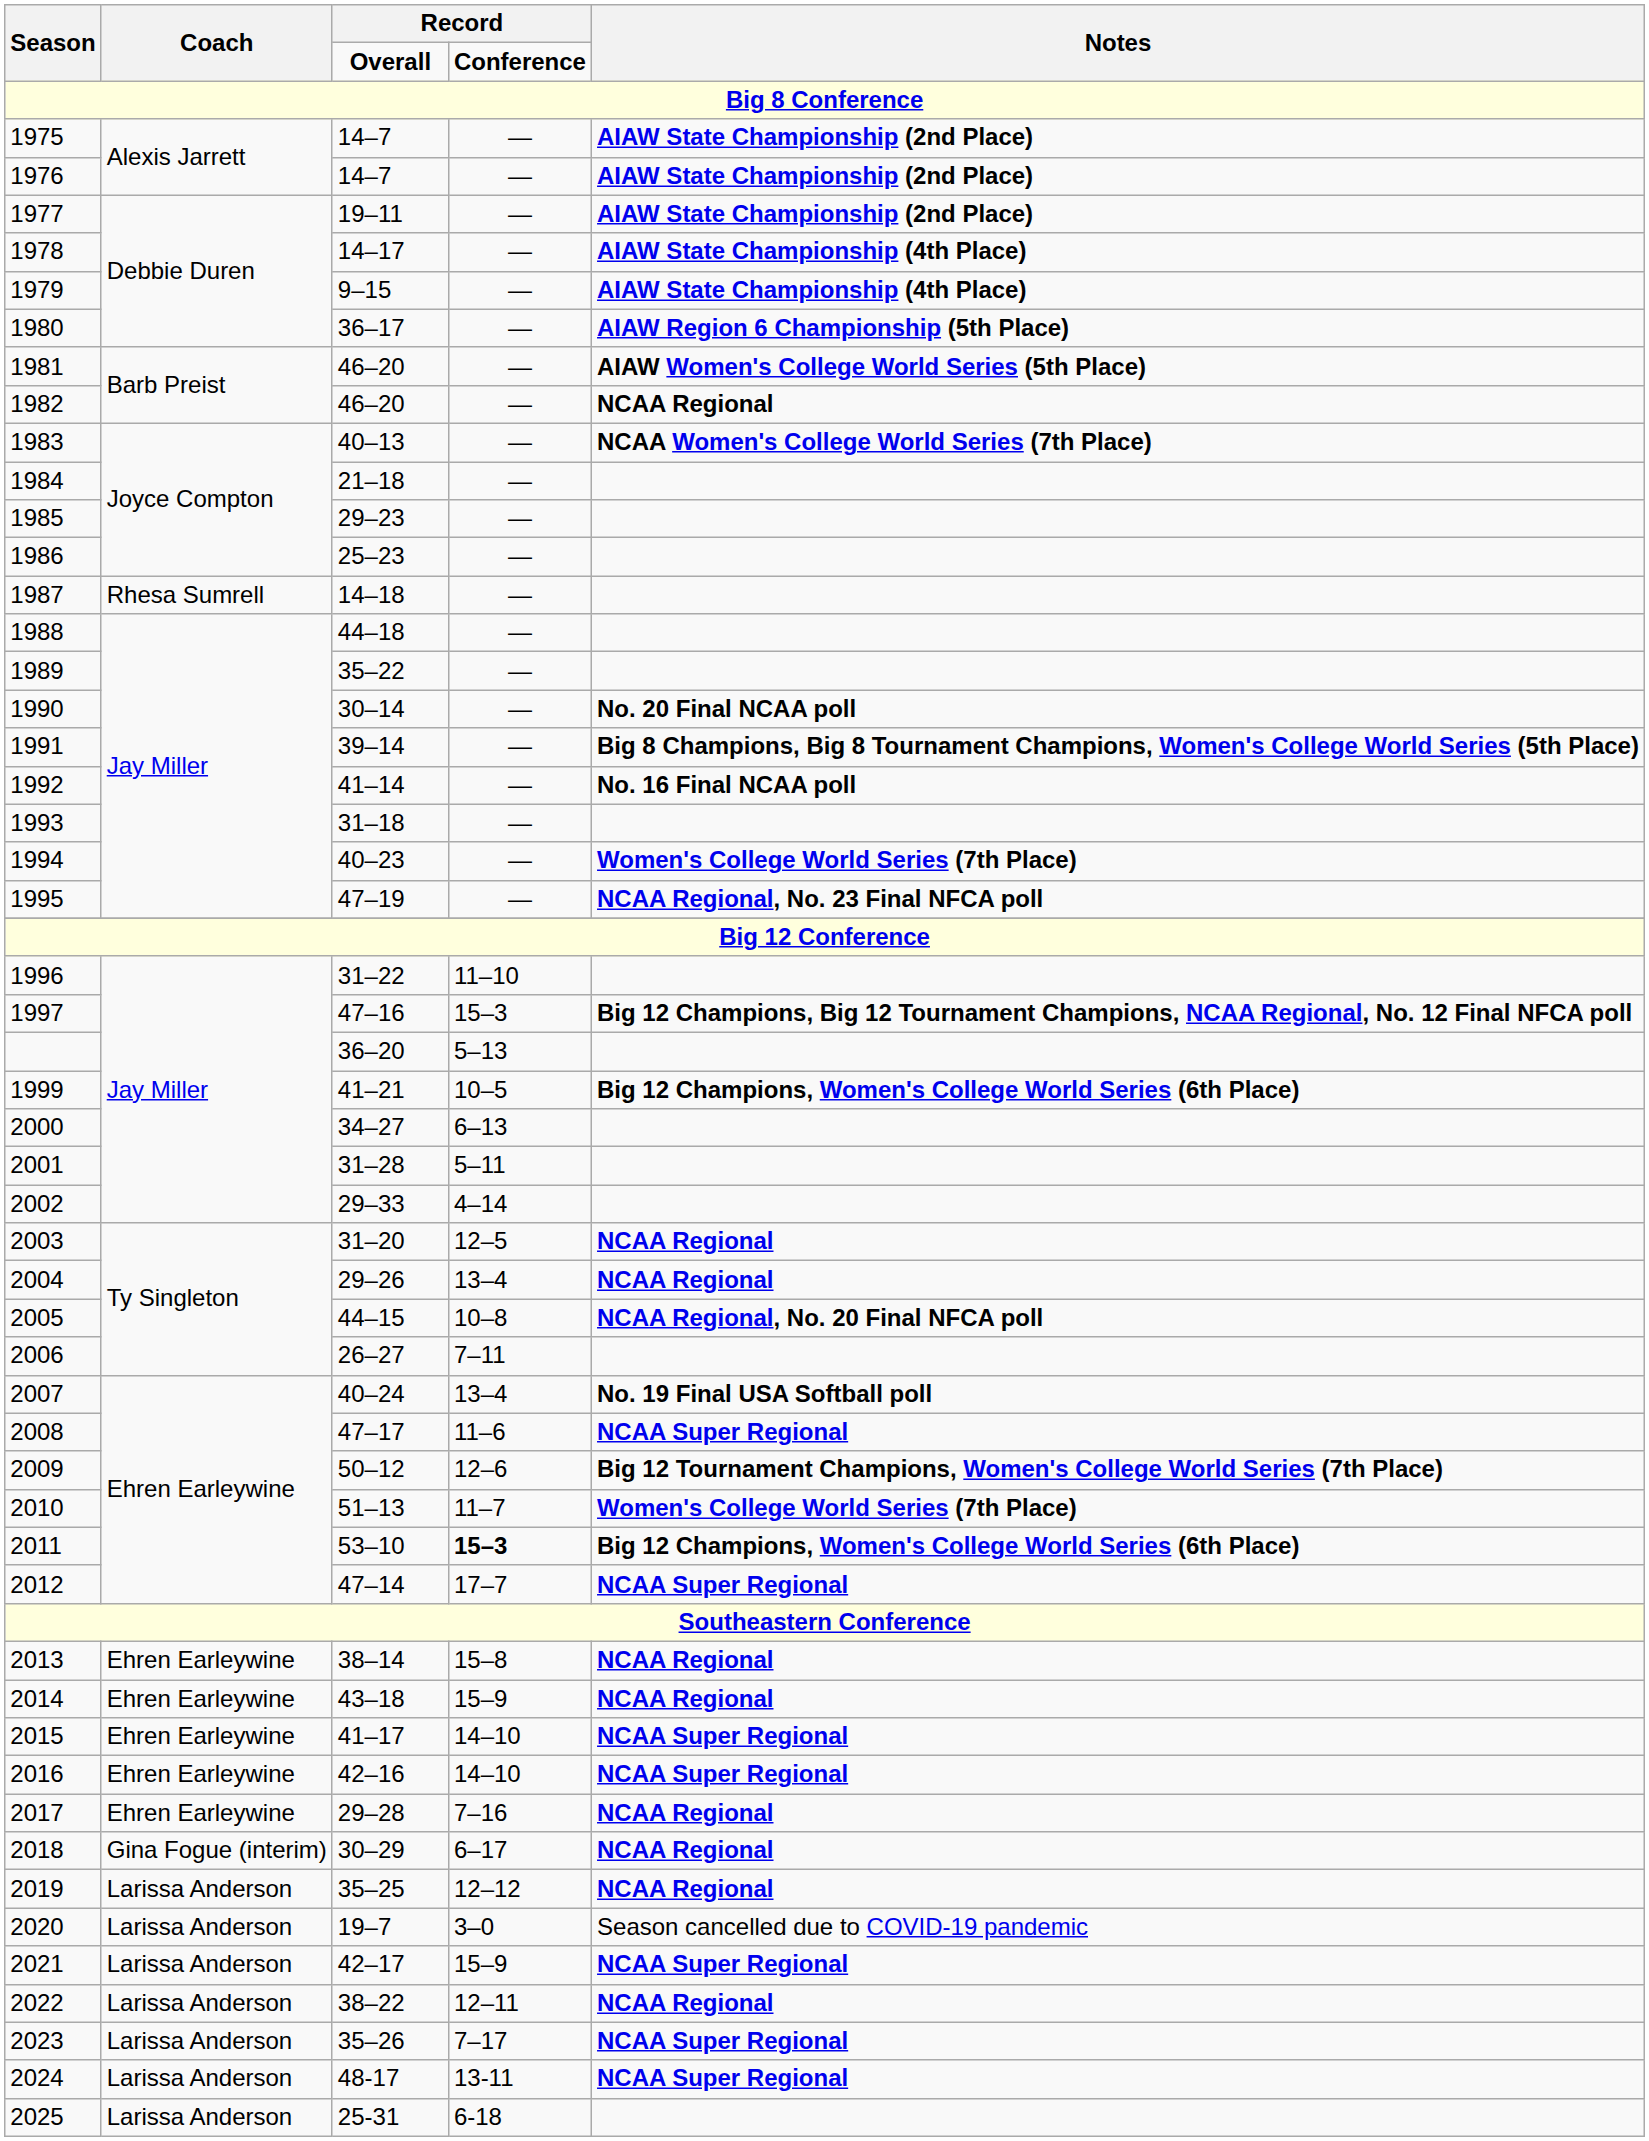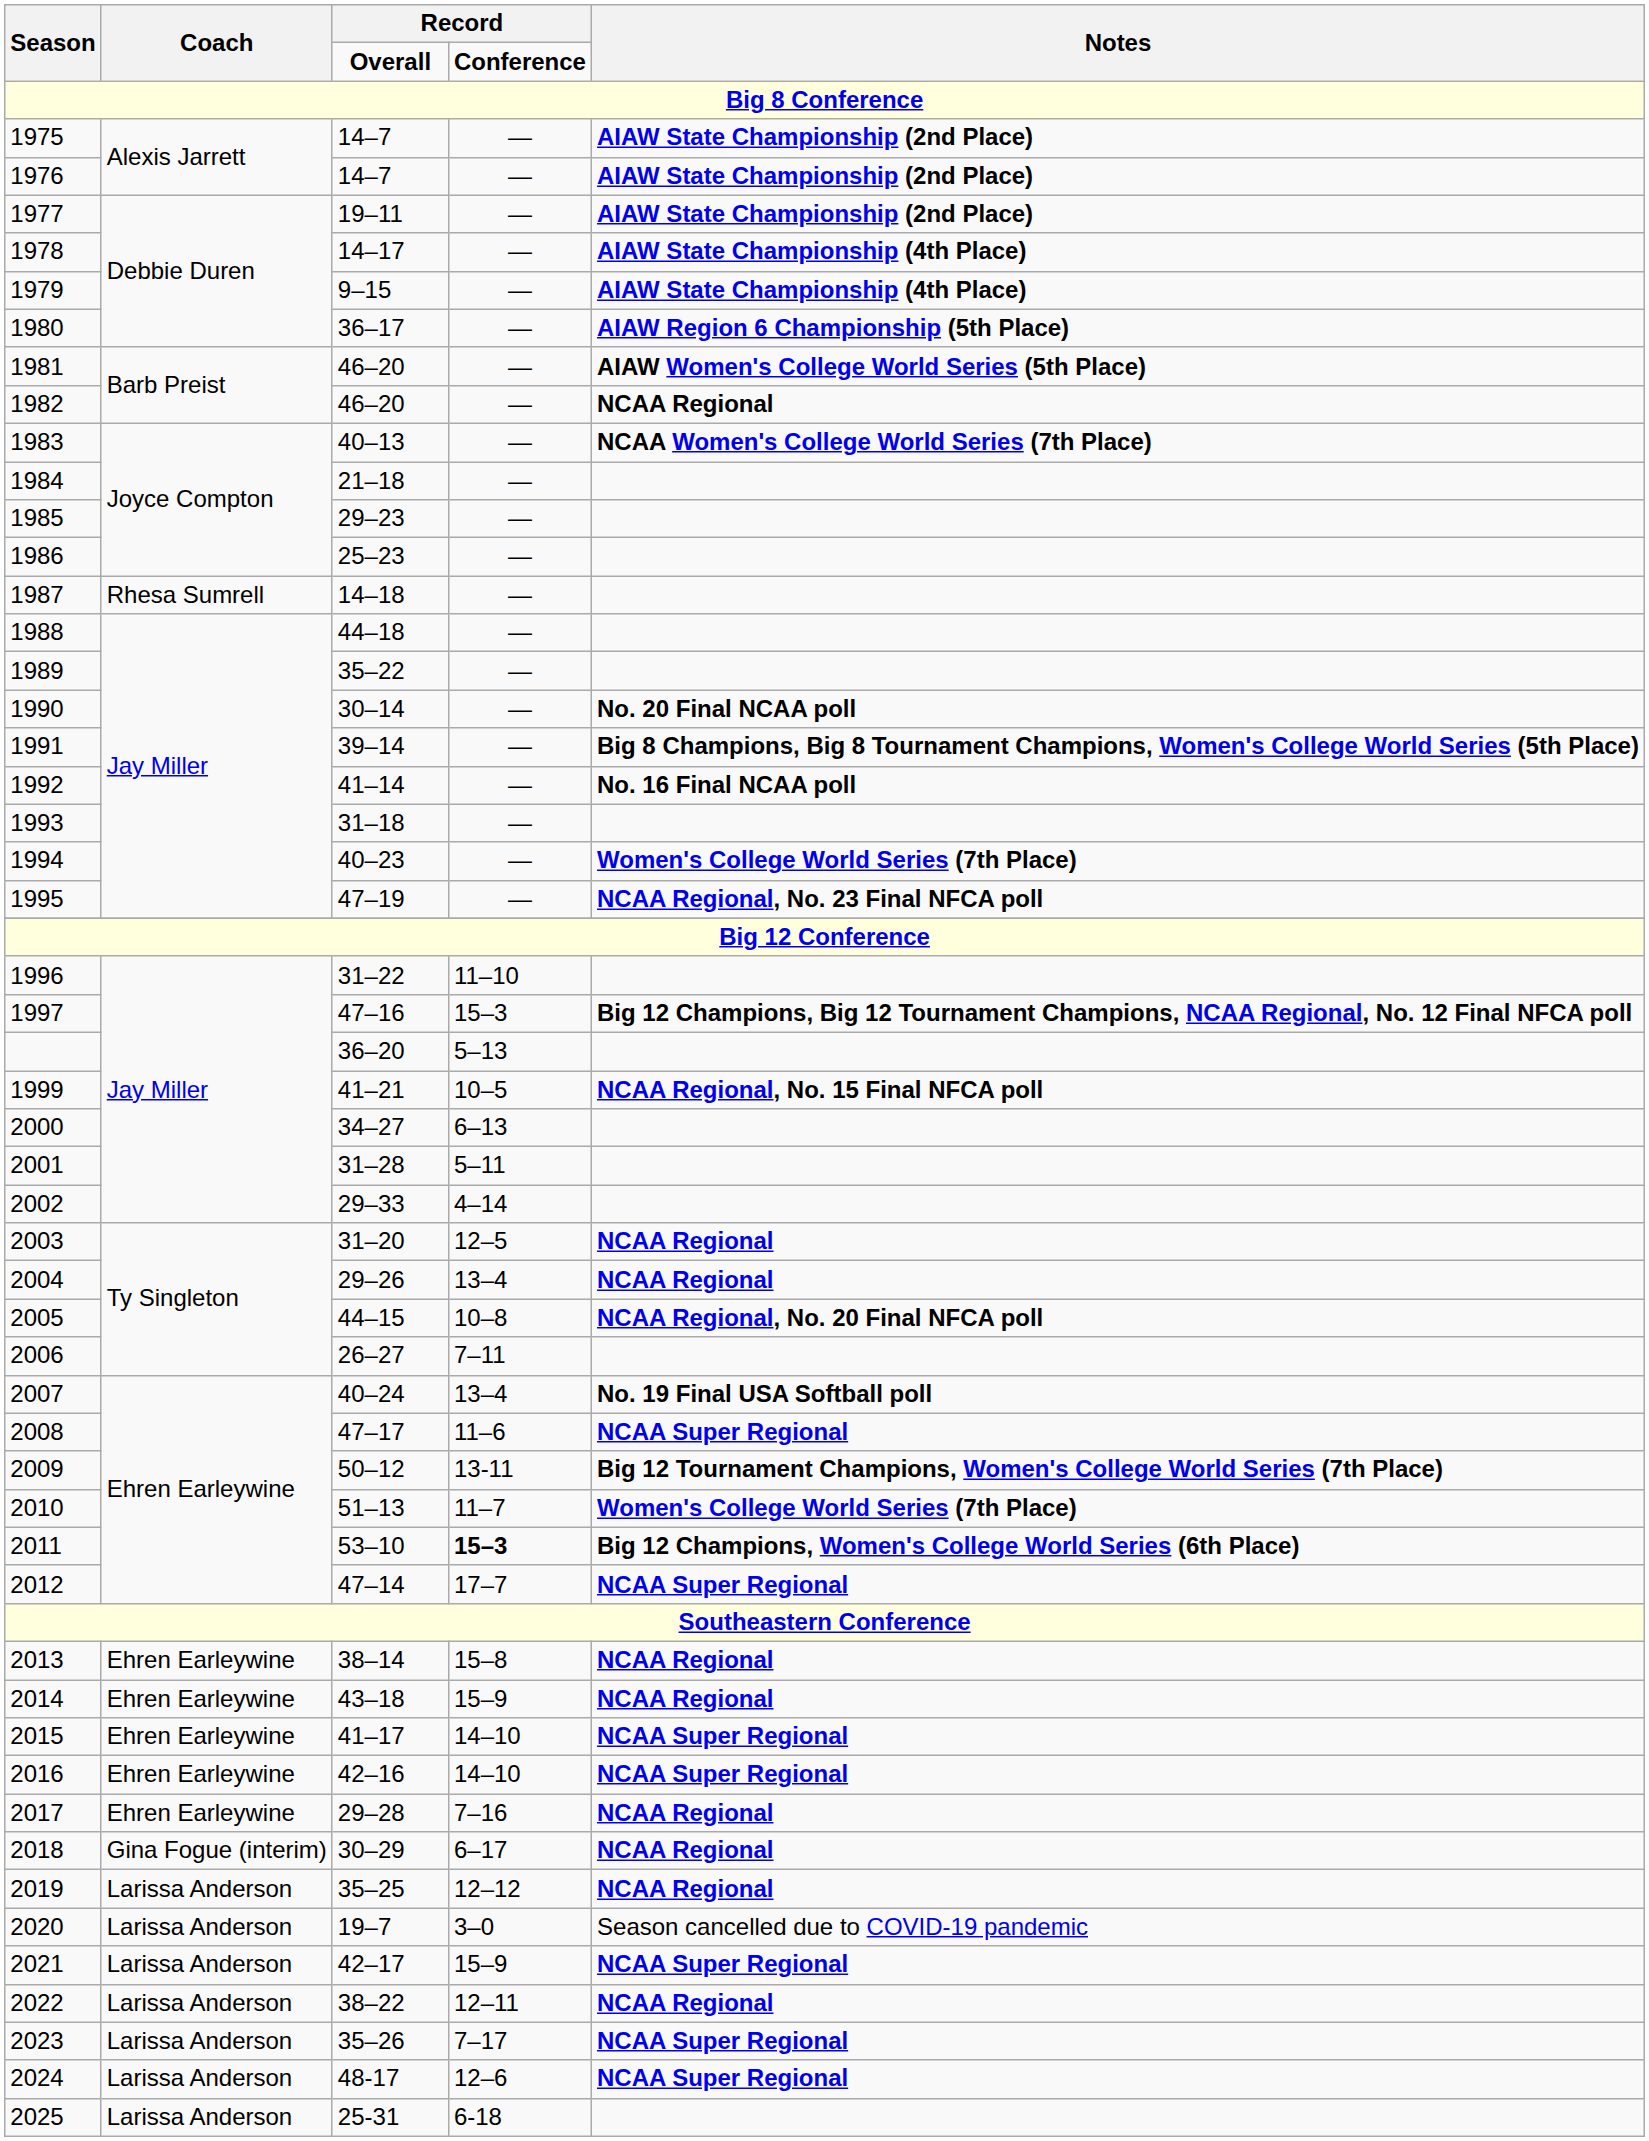(948, 1089) Big 12 Champions, Women's College World Series (6th Place) -> (820, 1089) NCAA Regional, No. 15 Final NFCA poll
(481, 1469) 12–6 -> (484, 1469) 13-11
(484, 2078) 13-11 -> (481, 2078) 12–6
